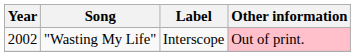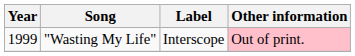(23, 39) 2002 -> (23, 39) 1999
